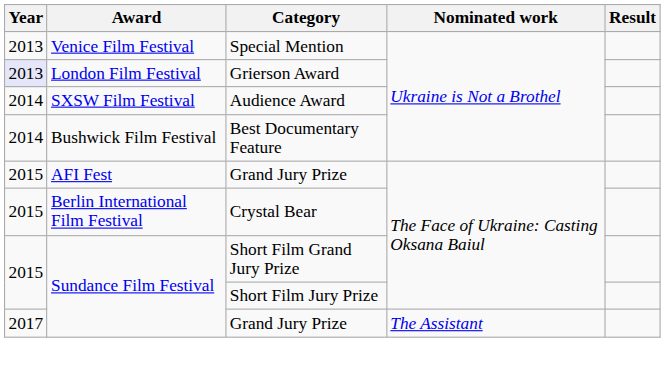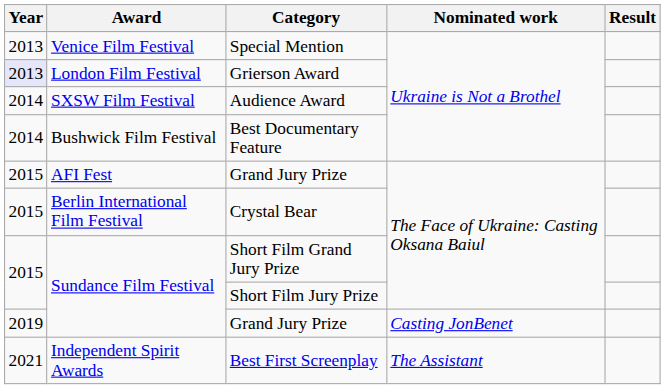(26, 323) 2017 -> (26, 323) 2019
(437, 323) The Assistant -> (452, 323) Casting JonBenet
+ row: (115, 360)
